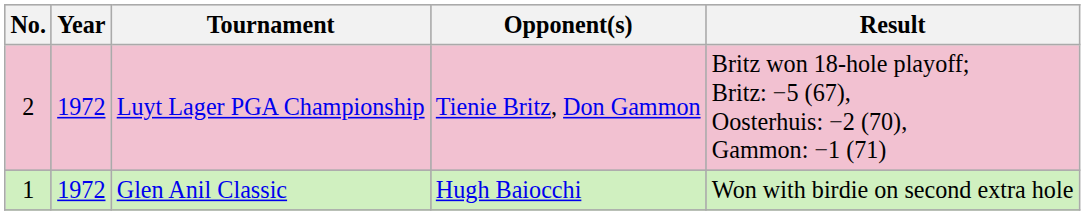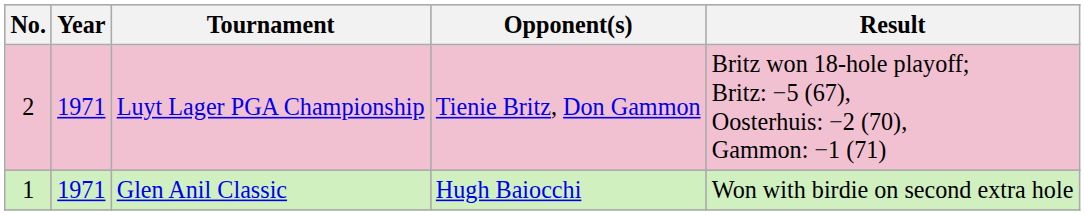(81, 107) 1972 -> (81, 107) 1971
(81, 190) 1972 -> (81, 190) 1971
